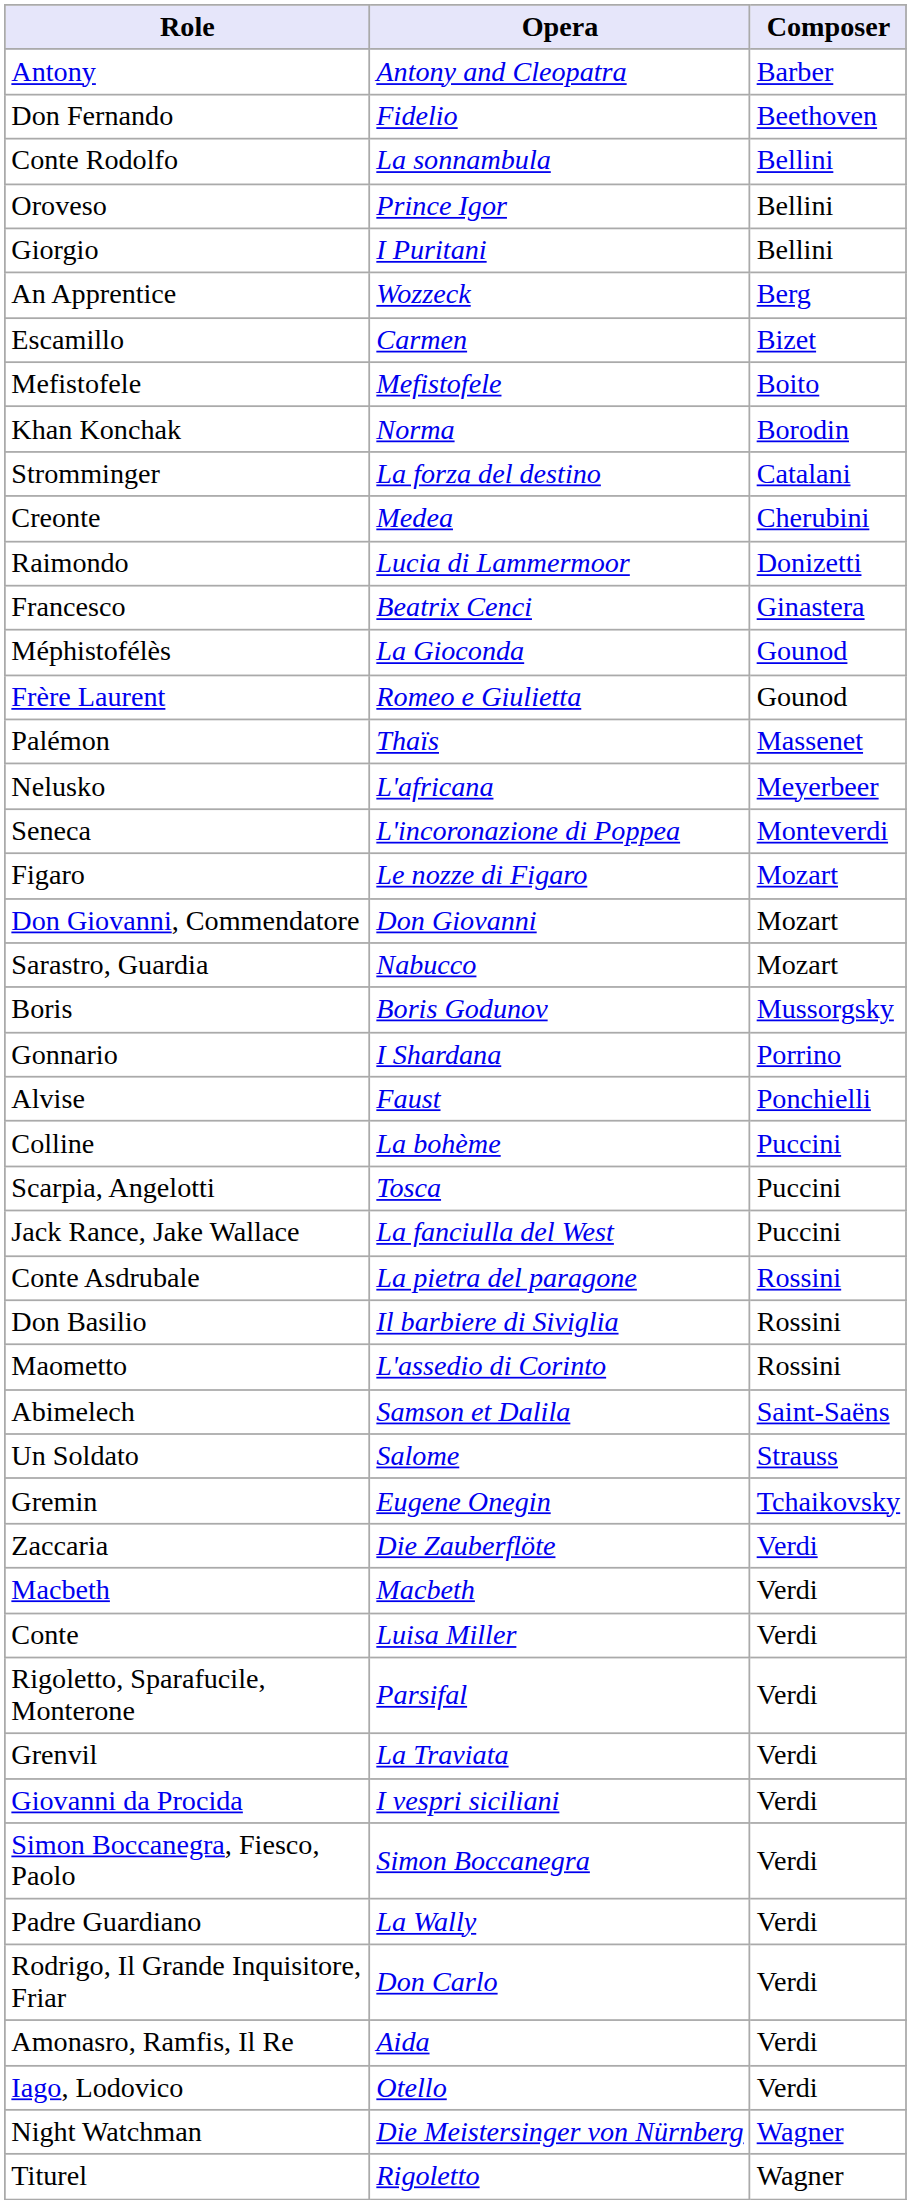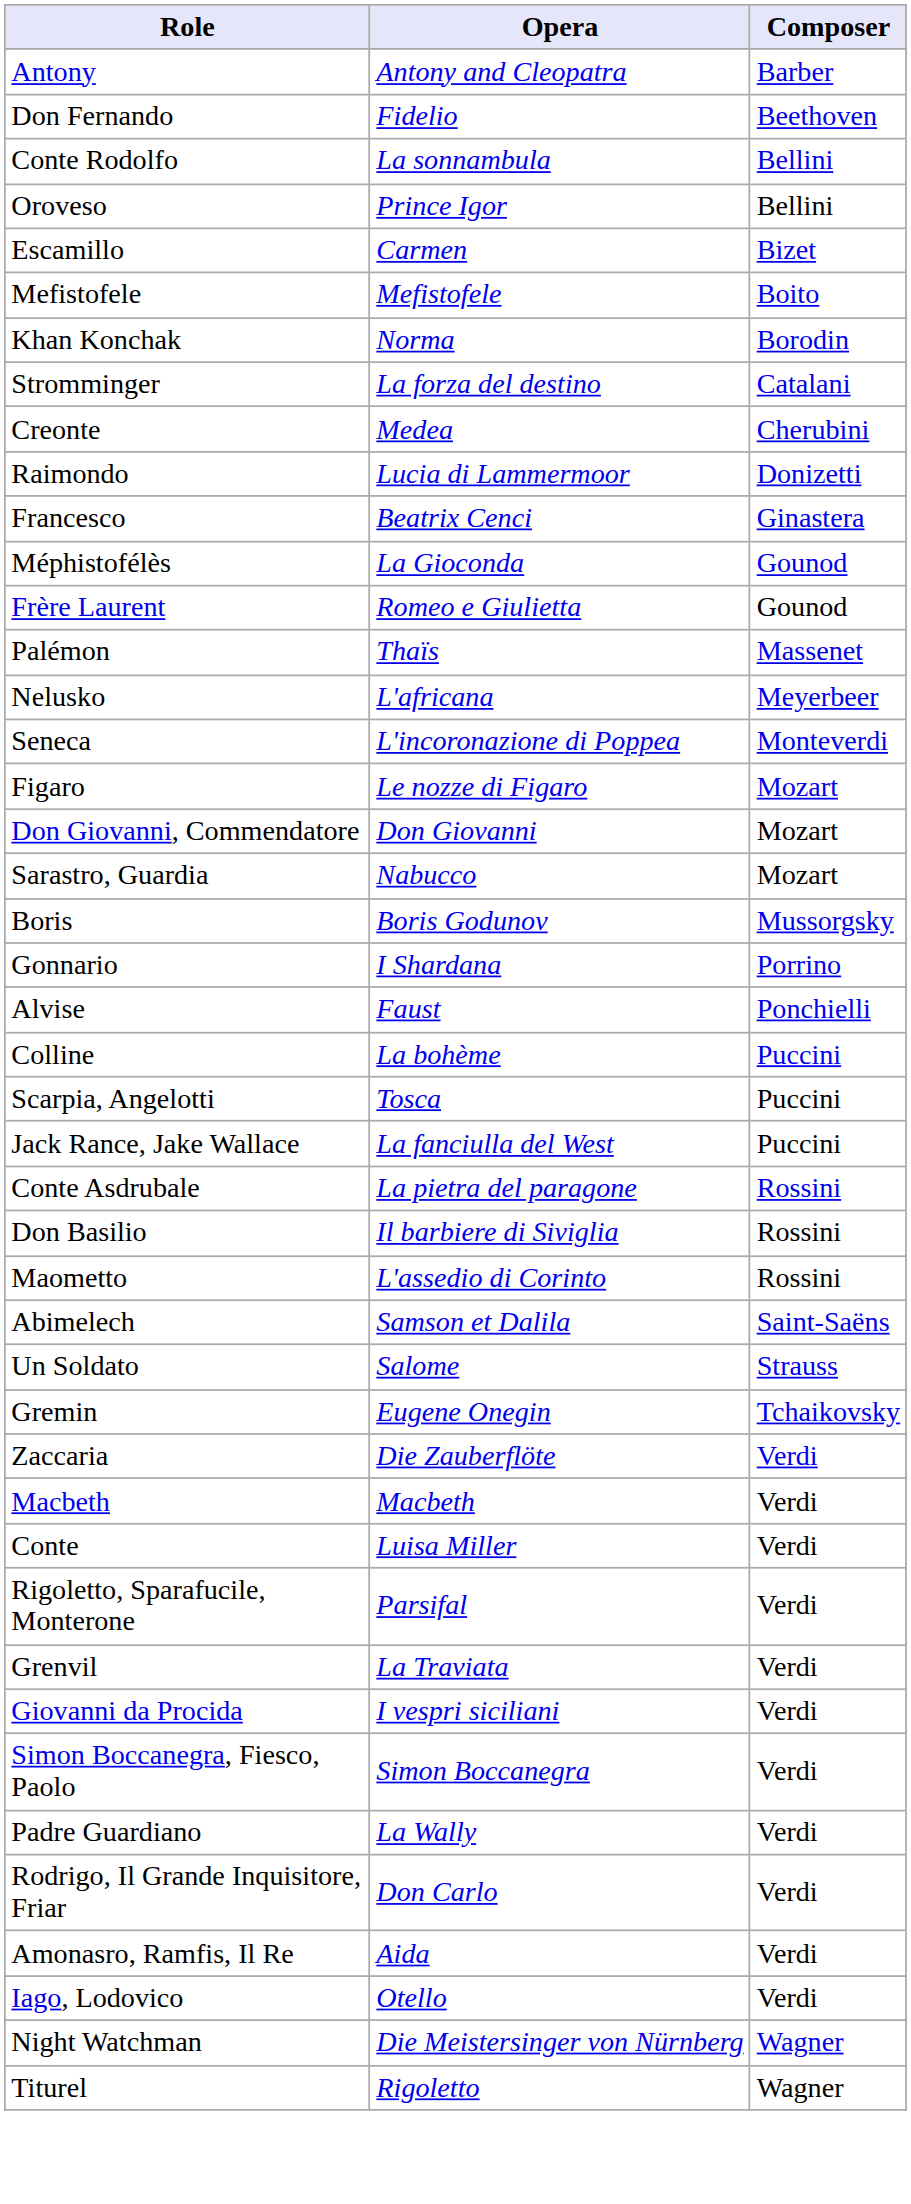- row: (55, 250)
- row: (94, 294)
